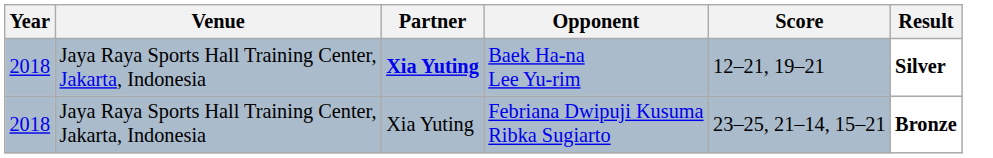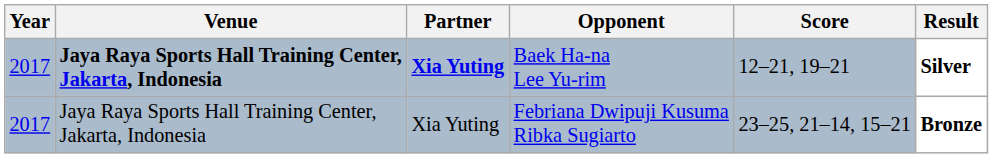(30, 67) 2018 -> (30, 67) 2017
(218, 67) normal -> (231, 67) bold
(30, 124) 2018 -> (30, 124) 2017
